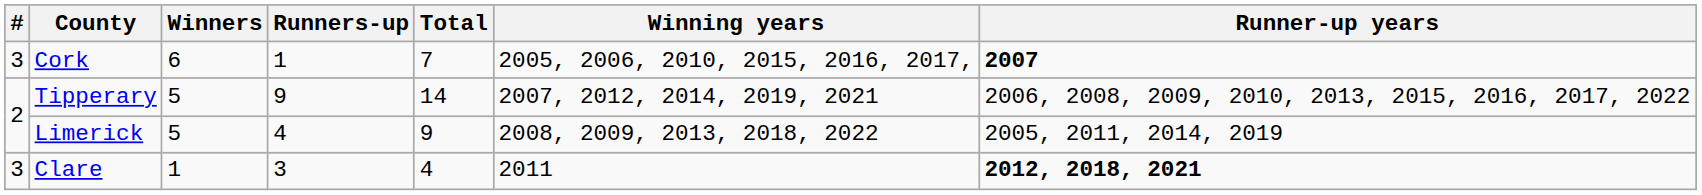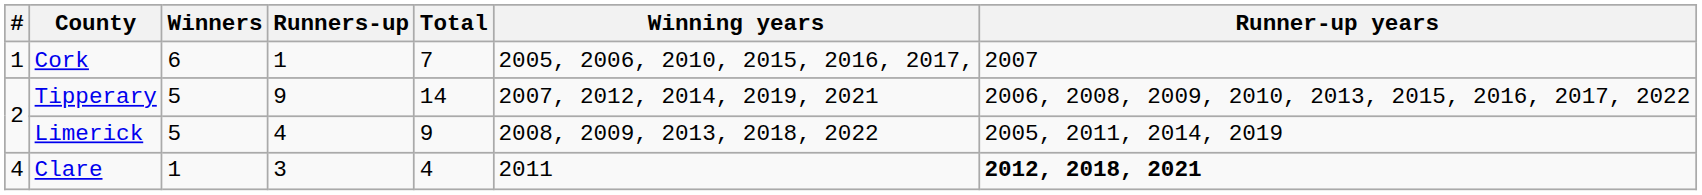(17, 60) 3 -> (17, 60) 1
(1012, 60) bold -> (1012, 60) normal
(17, 171) 3 -> (17, 171) 4
